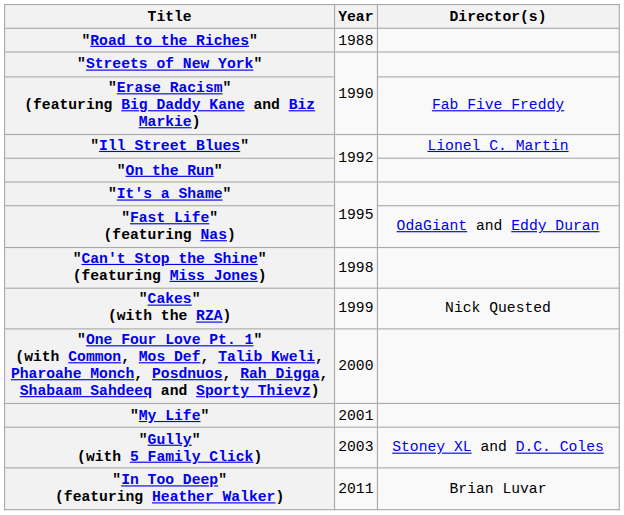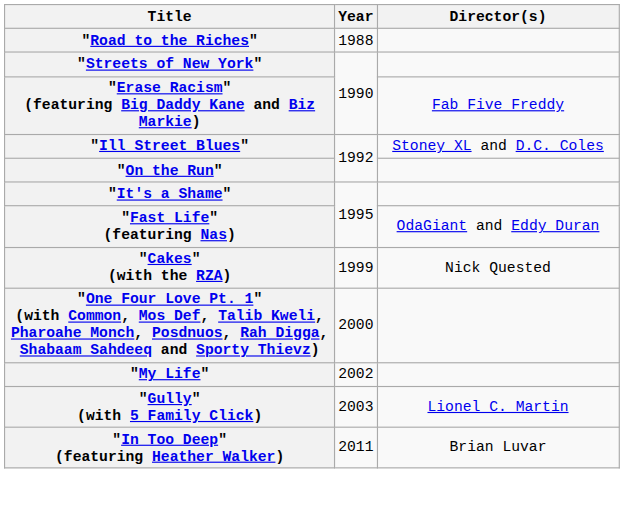(498, 146) Lionel C. Martin -> (498, 146) Stoney XL and D.C. Coles
- row: (170, 267)
(356, 415) 2001 -> (356, 375) 2002
(498, 448) Stoney XL and D.C. Coles -> (498, 407) Lionel C. Martin
